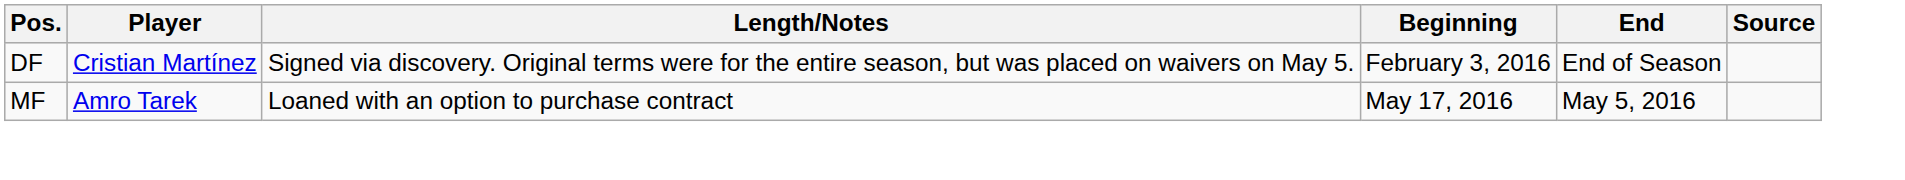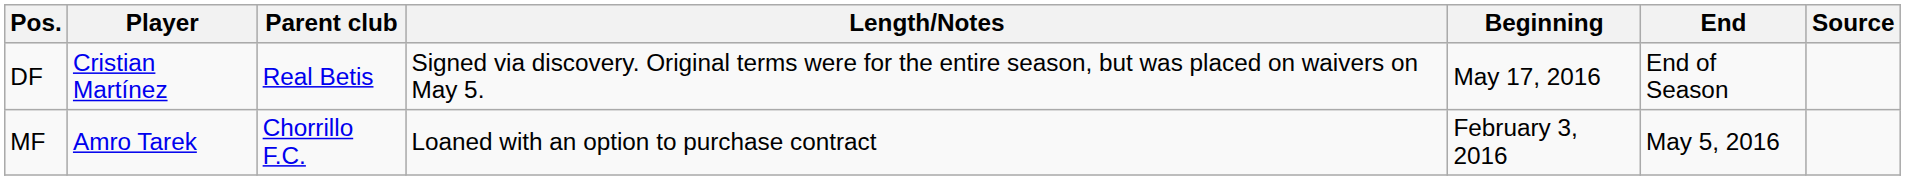+ column: (331, 23)
(1458, 62) February 3, 2016 -> (1527, 76) May 17, 2016
(1439, 100) May 17, 2016 -> (1516, 141) February 3, 2016
